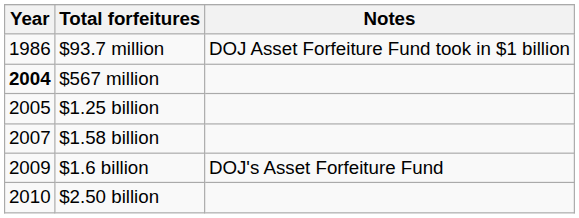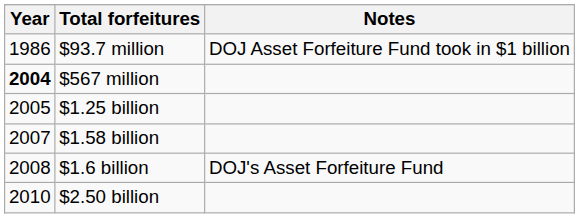(30, 167) 2009 -> (30, 167) 2008
